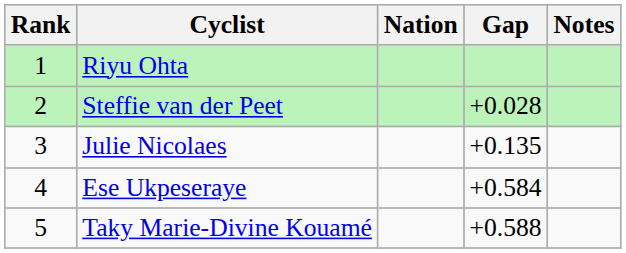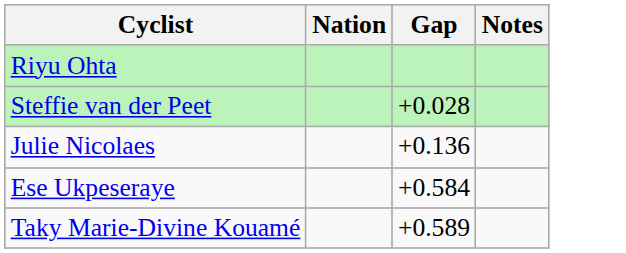- column: (41, 24)
(506, 146) +0.135 -> (434, 146) +0.136
(506, 227) +0.588 -> (434, 227) +0.589
